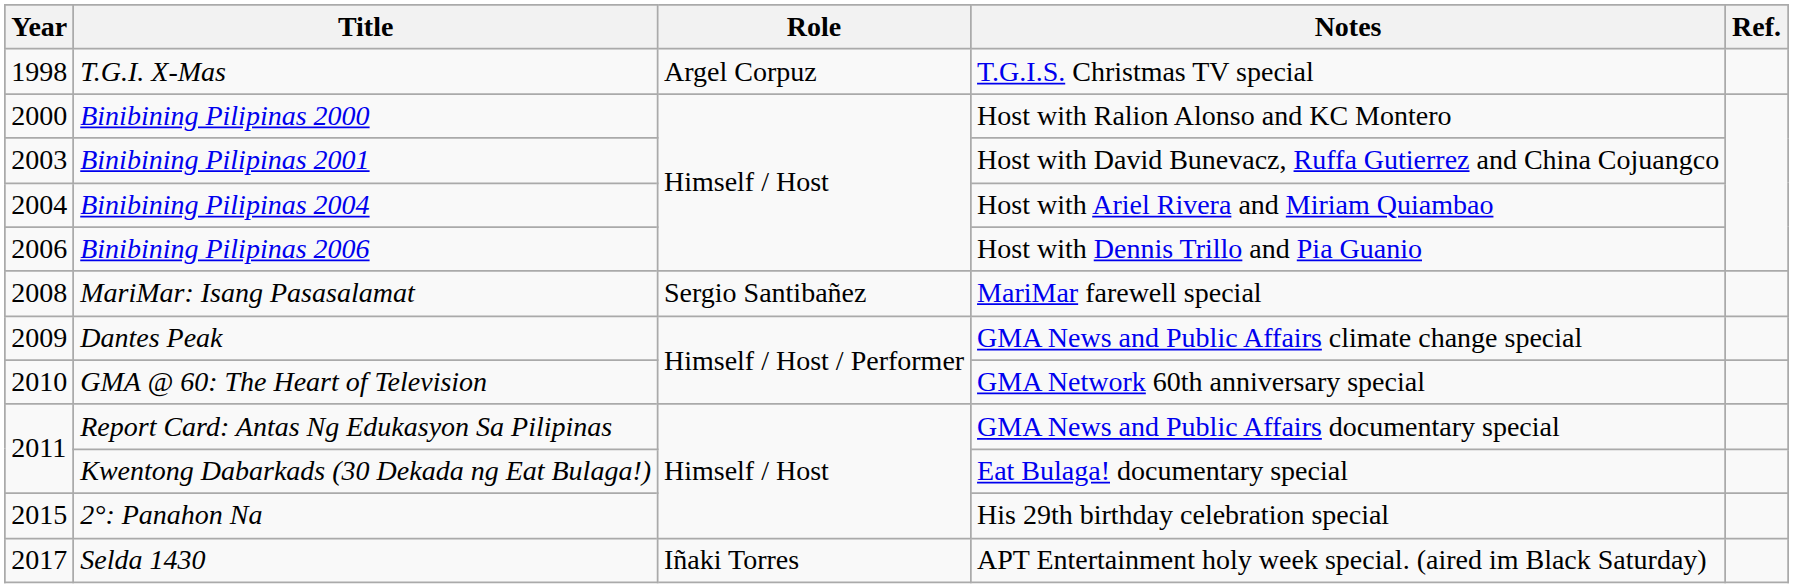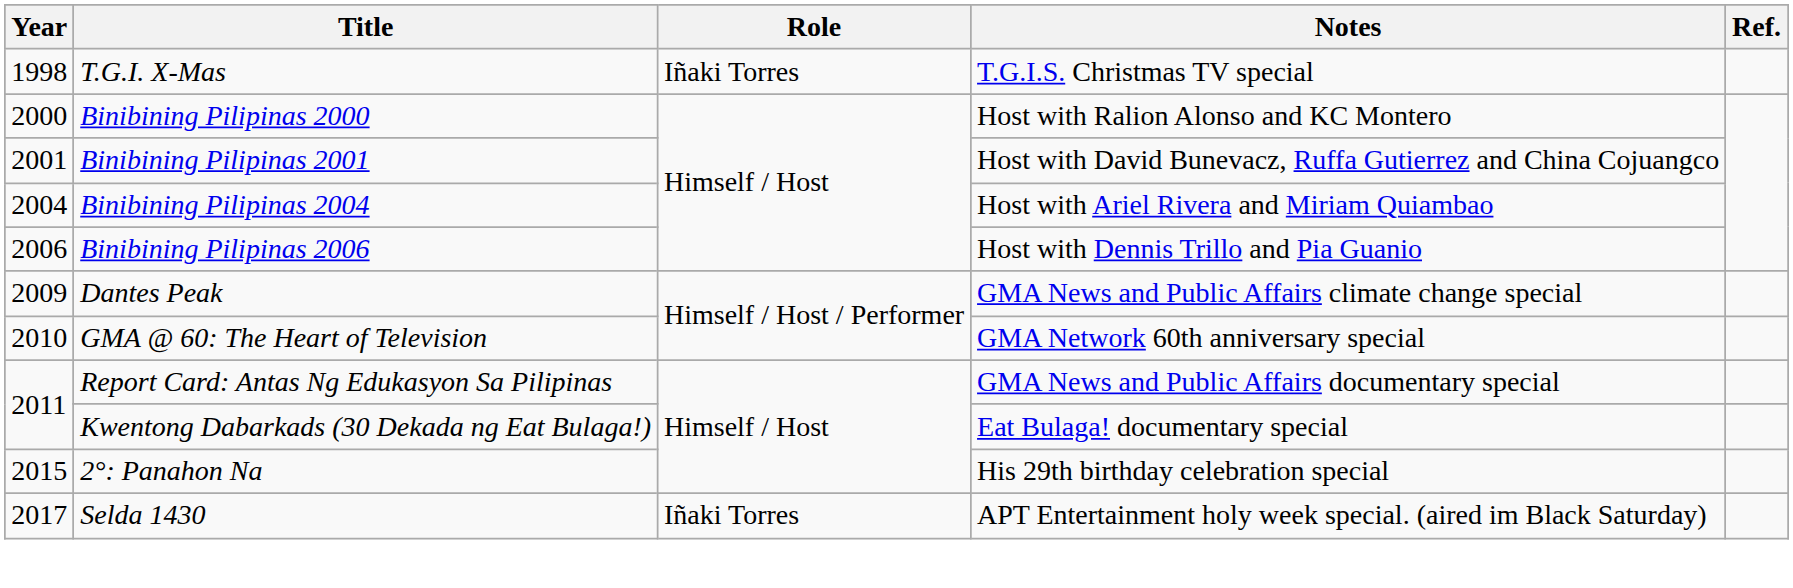(740, 71) Argel Corpuz -> (732, 71) Iñaki Torres
(39, 159) 2003 -> (39, 159) 2001
- row: (247, 293)
